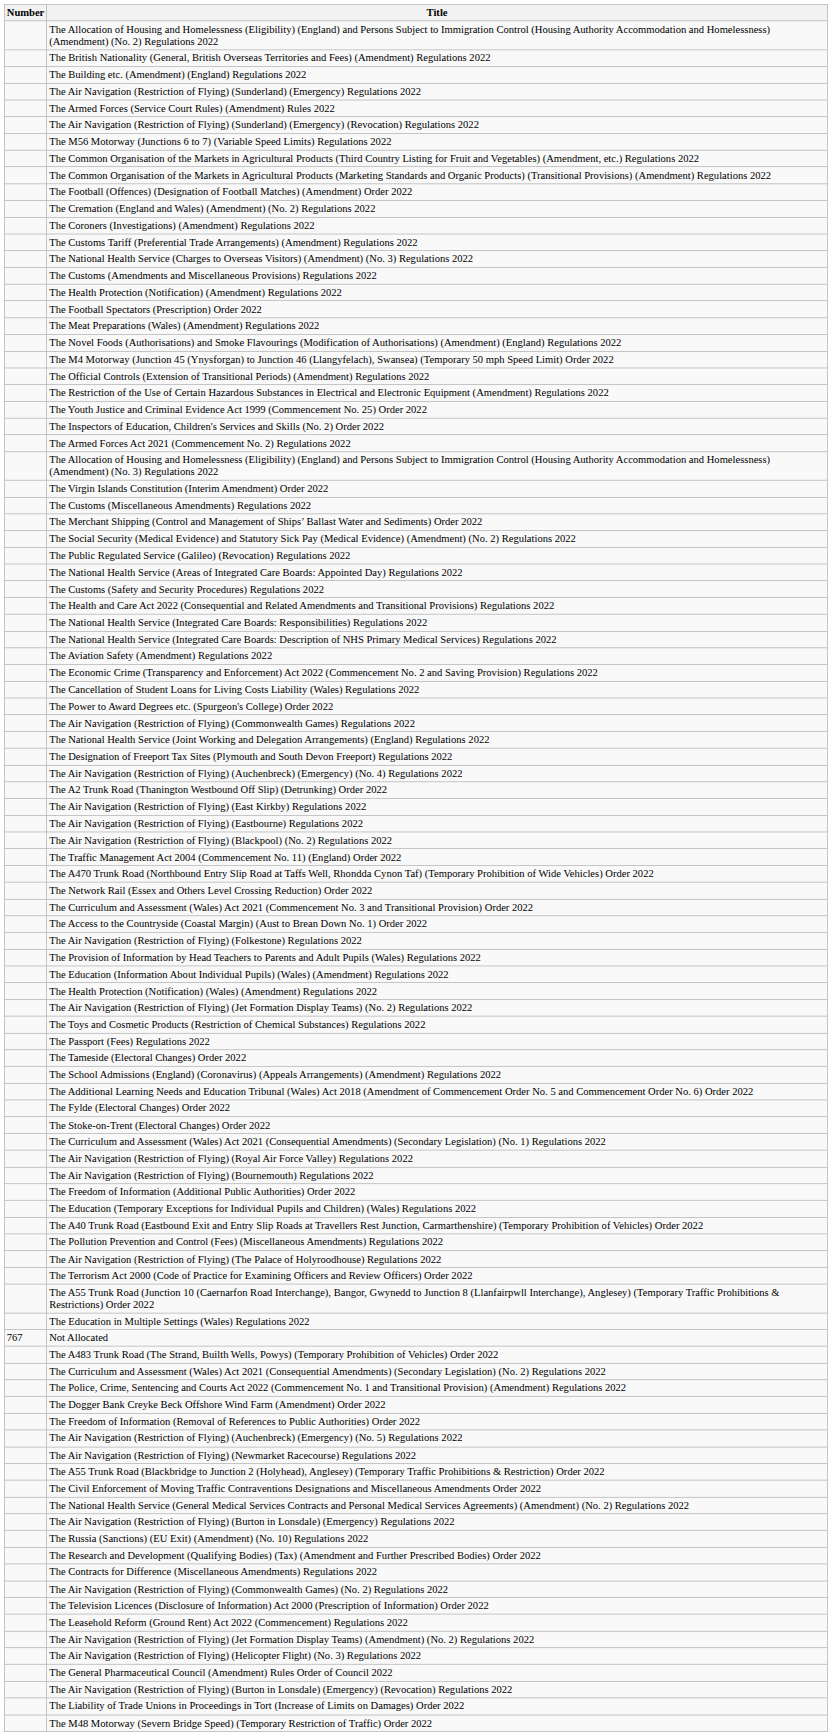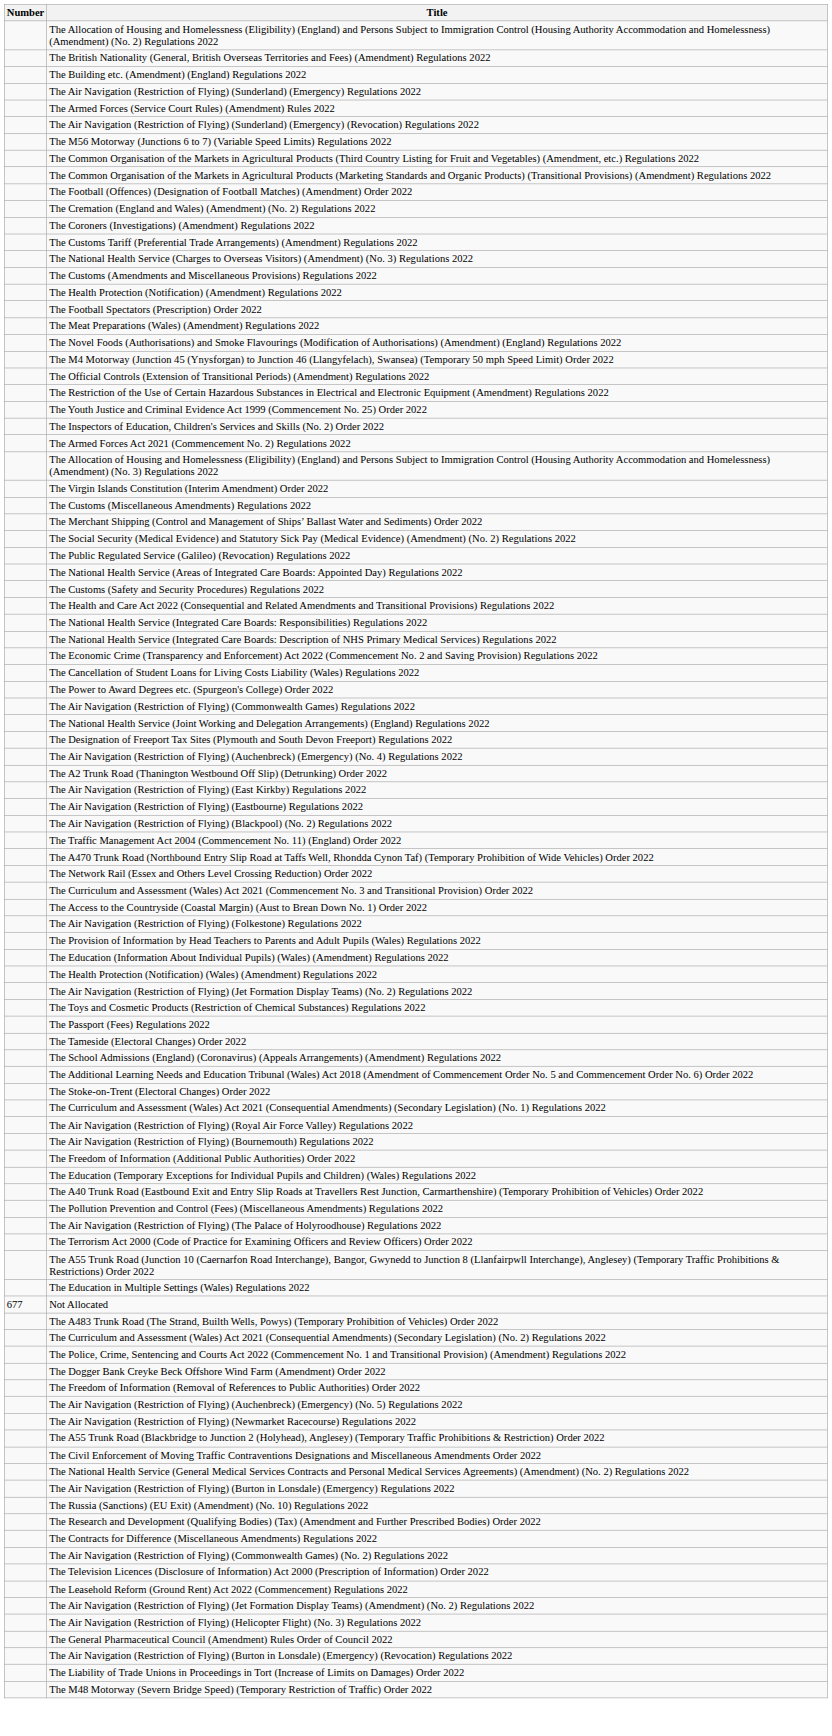- row: (161, 656)
- row: (140, 1108)
(15, 1338) 767 -> (15, 1304) 677
